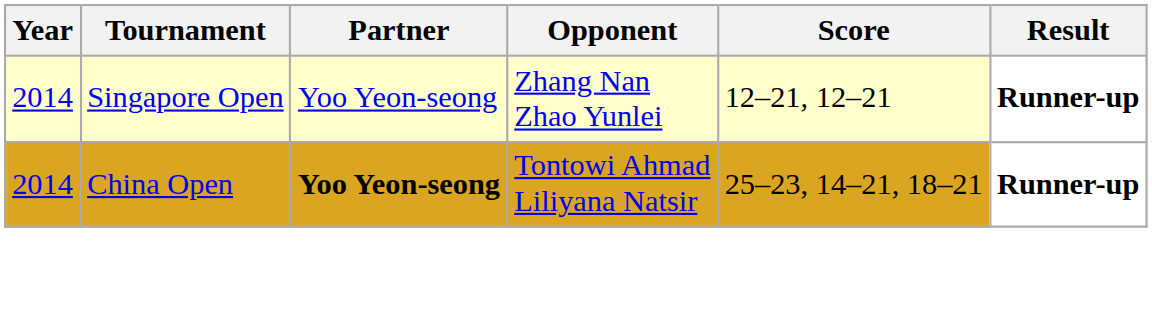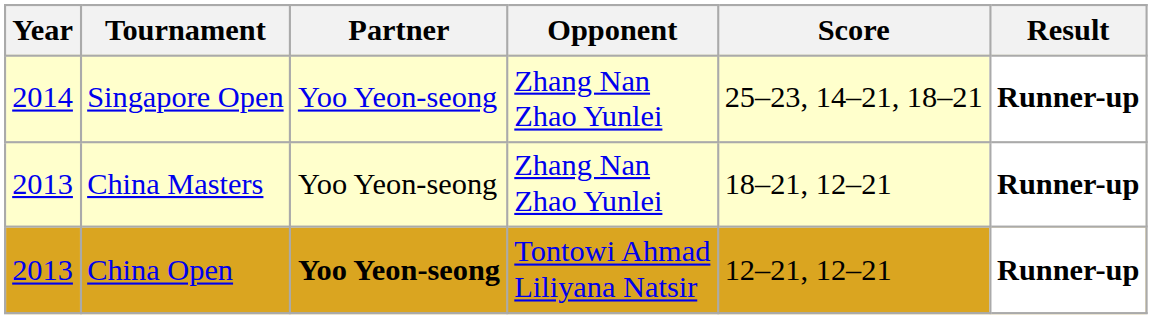(808, 97) 12–21, 12–21 -> (854, 97) 25–23, 14–21, 18–21
+ row: (175, 183)
(43, 183) 2014 -> (43, 269) 2013
(854, 183) 25–23, 14–21, 18–21 -> (808, 269) 12–21, 12–21
